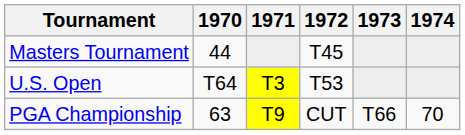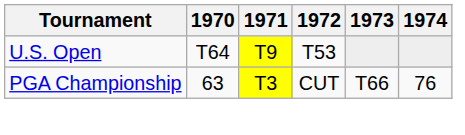- row: (99, 52)
(273, 83) T3 -> (266, 52) T9
(273, 114) T9 -> (266, 83) T3
(432, 114) 70 -> (425, 83) 76
